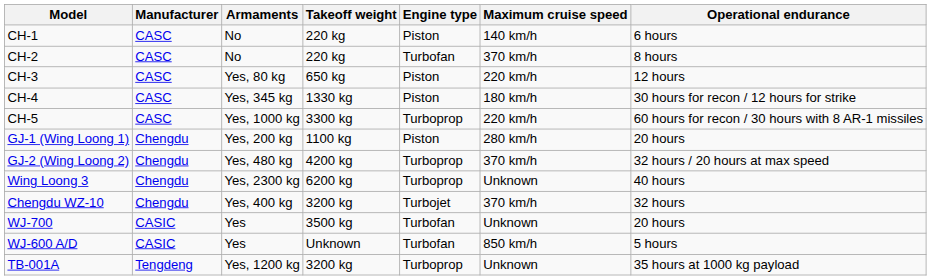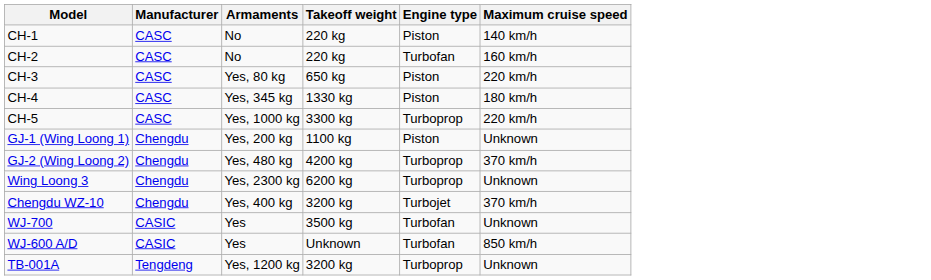- column: (778, 14)
(510, 56) 370 km/h -> (510, 56) 160 km/h
(510, 139) 280 km/h -> (511, 139) Unknown
